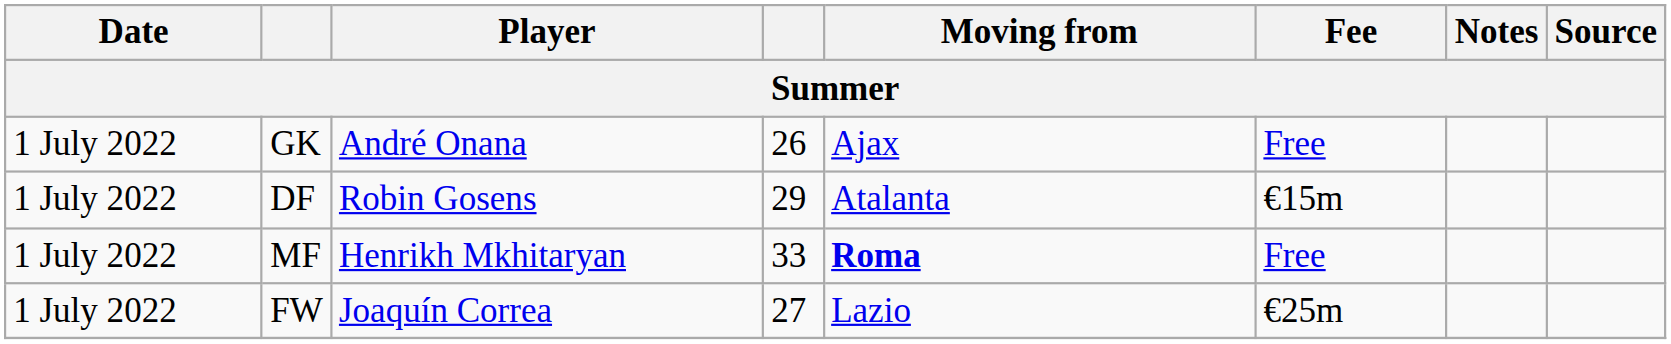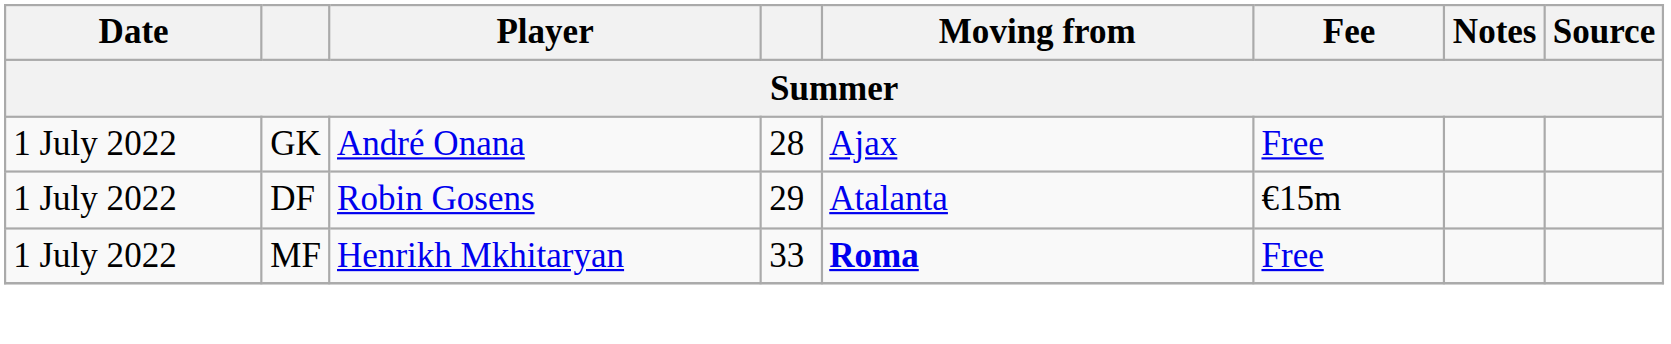(789, 143) 26 -> (787, 143) 28
- row: (297, 310)
